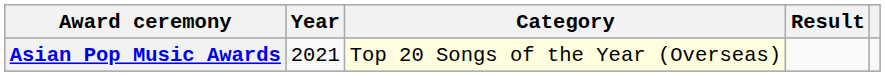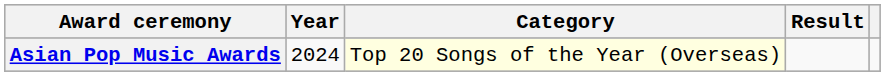(315, 55) 2021 -> (315, 55) 2024
